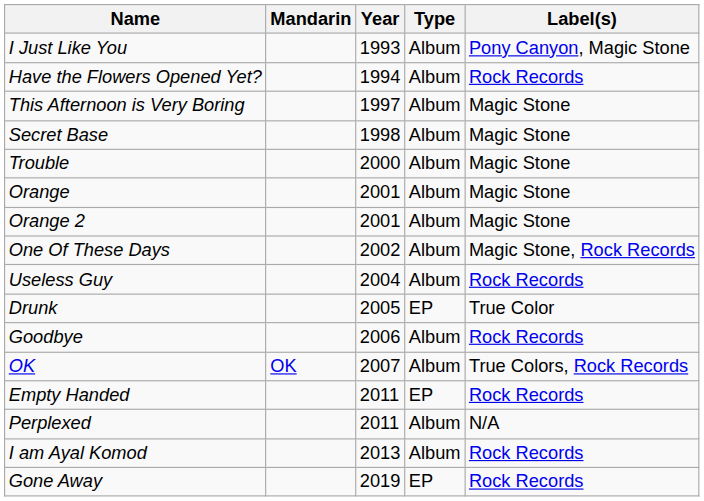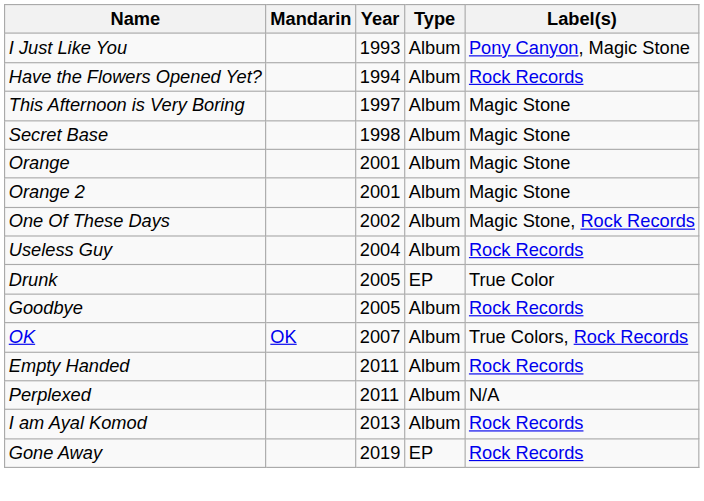- row: (39, 163)
(380, 337) 2006 -> (380, 308) 2005
(421, 395) EP -> (435, 366) Album
